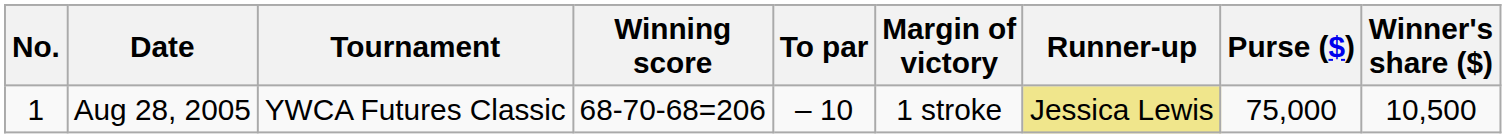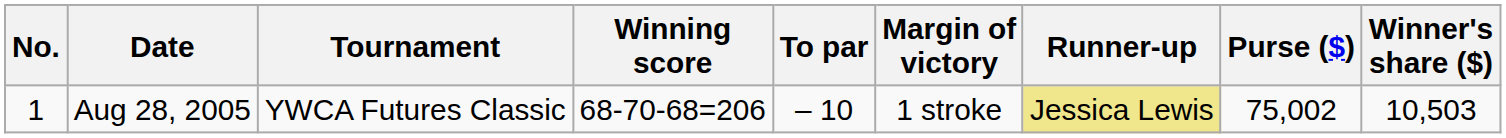(1291, 109) 75,000 -> (1291, 109) 75,002
(1431, 109) 10,500 -> (1431, 109) 10,503
